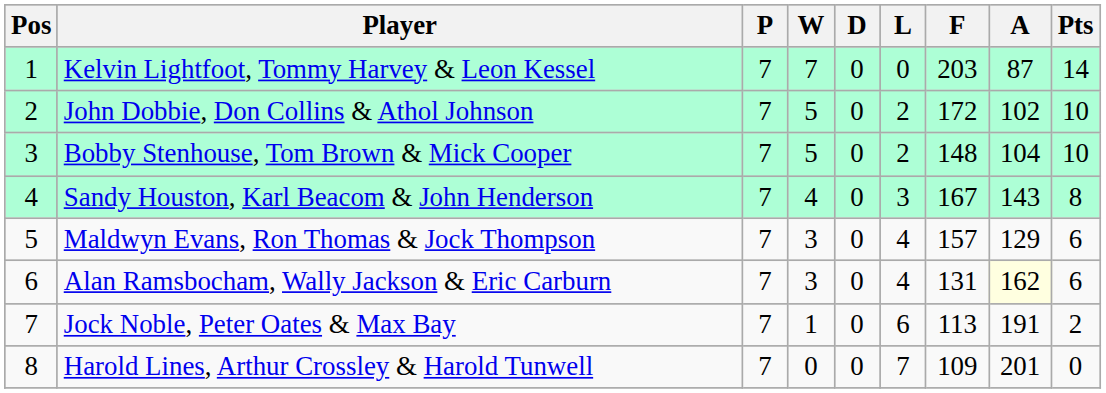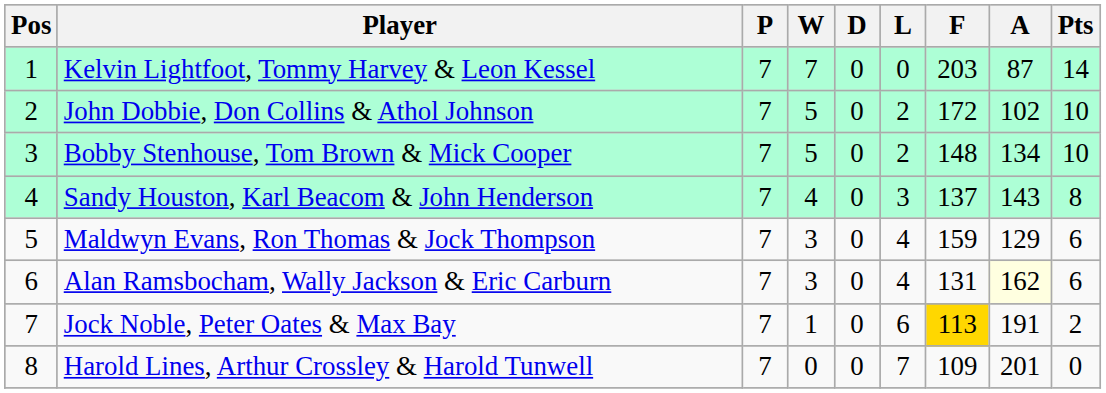(1020, 153) 104 -> (1020, 153) 134
(957, 196) 167 -> (957, 196) 137
(957, 238) 157 -> (957, 238) 159
(957, 324) no background -> (957, 324) gold background
